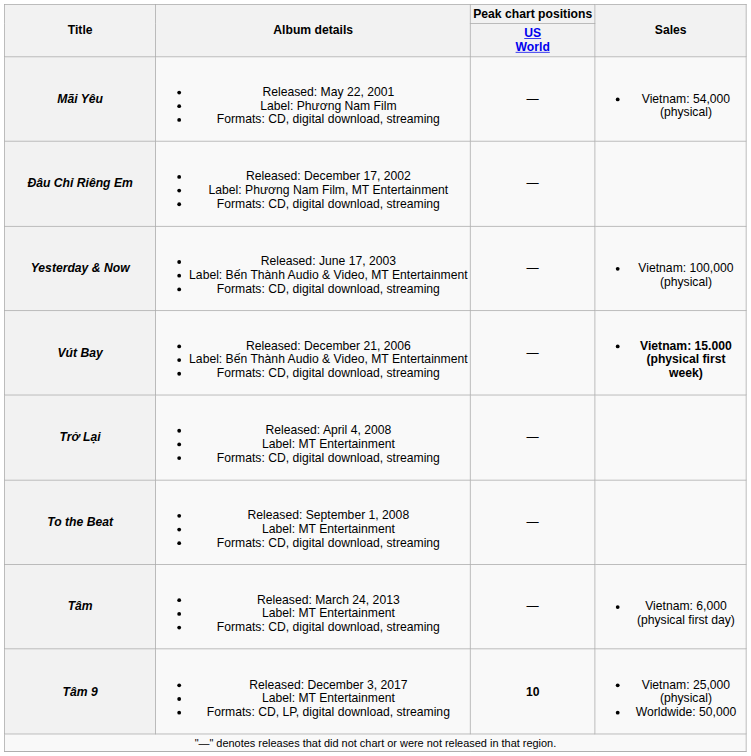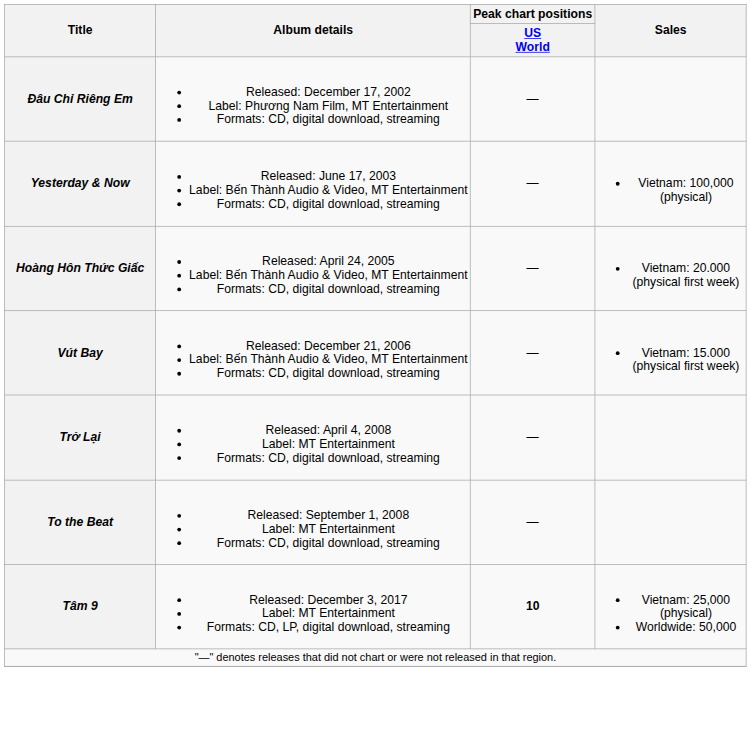- row: (80, 99)
+ row: (80, 268)
(671, 360) bold -> (671, 360) normal
- row: (80, 606)
